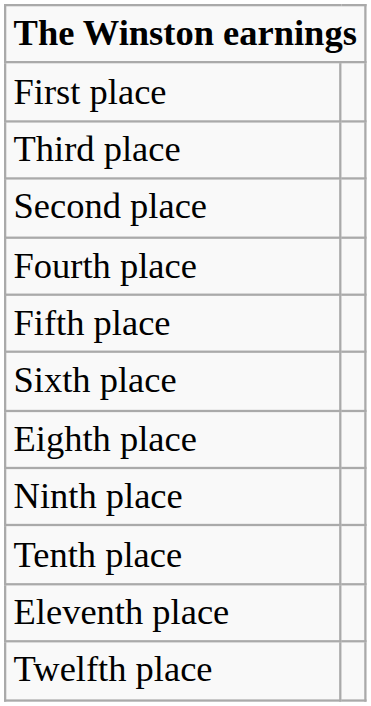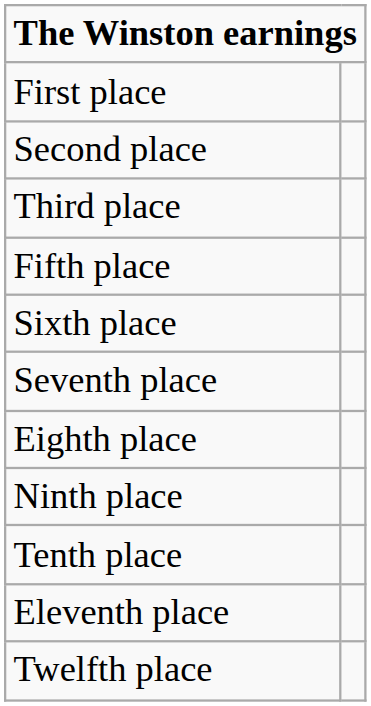rows swapped: (110, 206) <-> (97, 149)
- row: (105, 264)
+ row: (115, 380)
